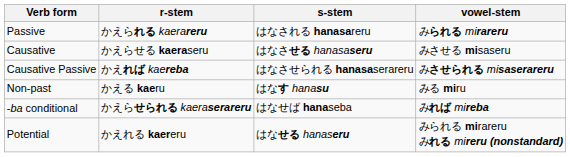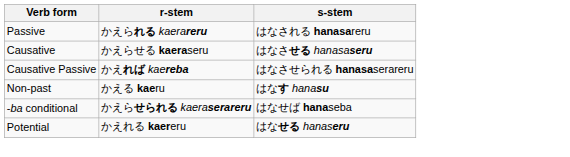- column: (491, 13)
